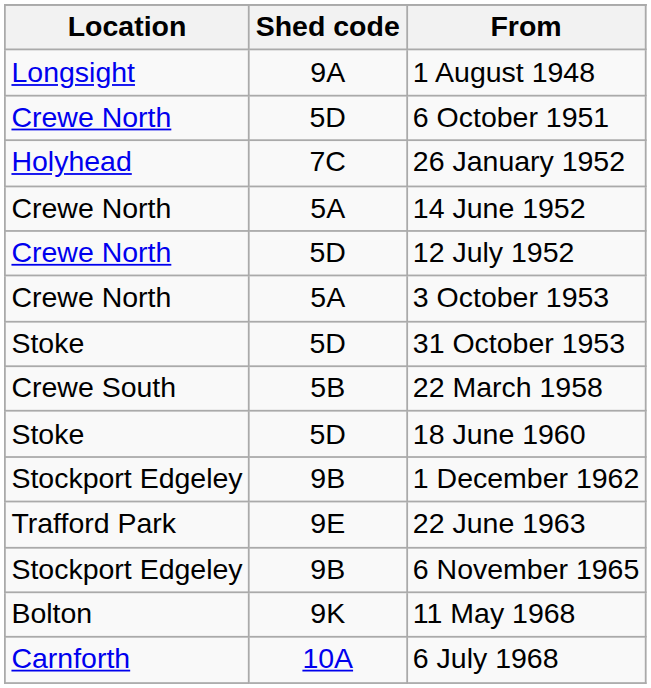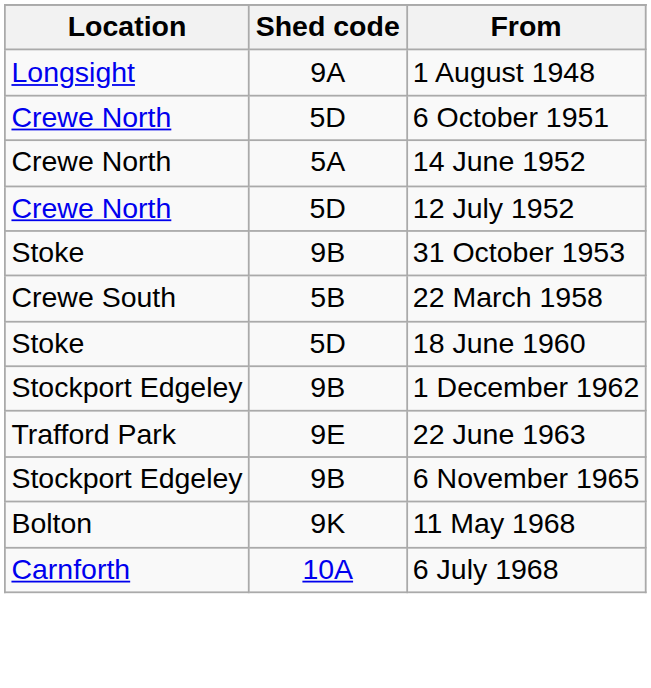- row: (519, 162)
- row: (511, 298)
(328, 343) 5D -> (328, 252) 9B
